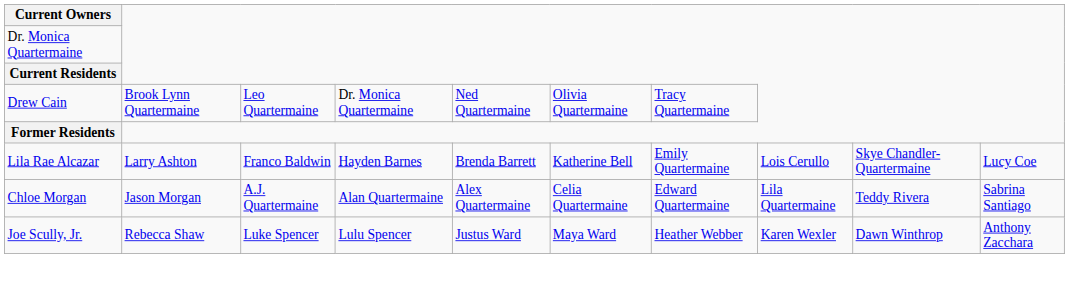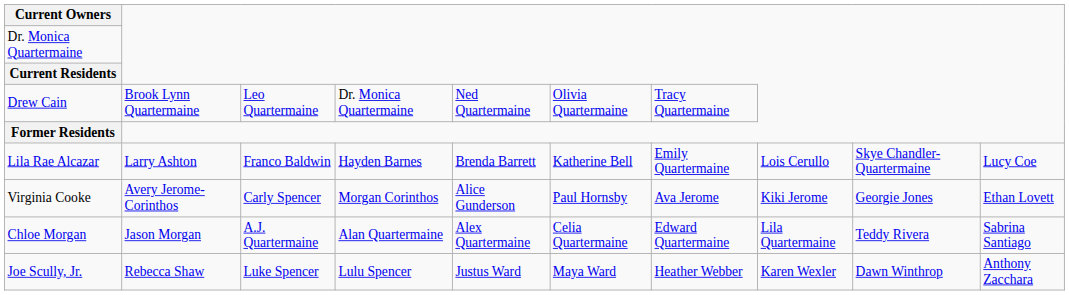+ row: (49, 198)
